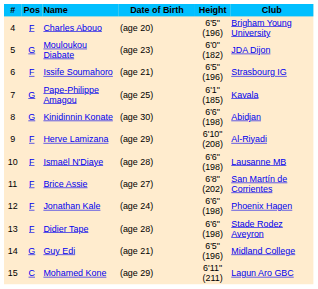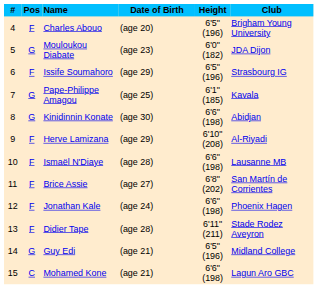(137, 72) (age 21) -> (137, 72) (age 29)
(213, 228) 6'6" (198) -> (213, 228) 6'11" (211)
(137, 273) (age 29) -> (137, 273) (age 21)
(213, 273) 6'11" (211) -> (213, 273) 6'6" (198)
